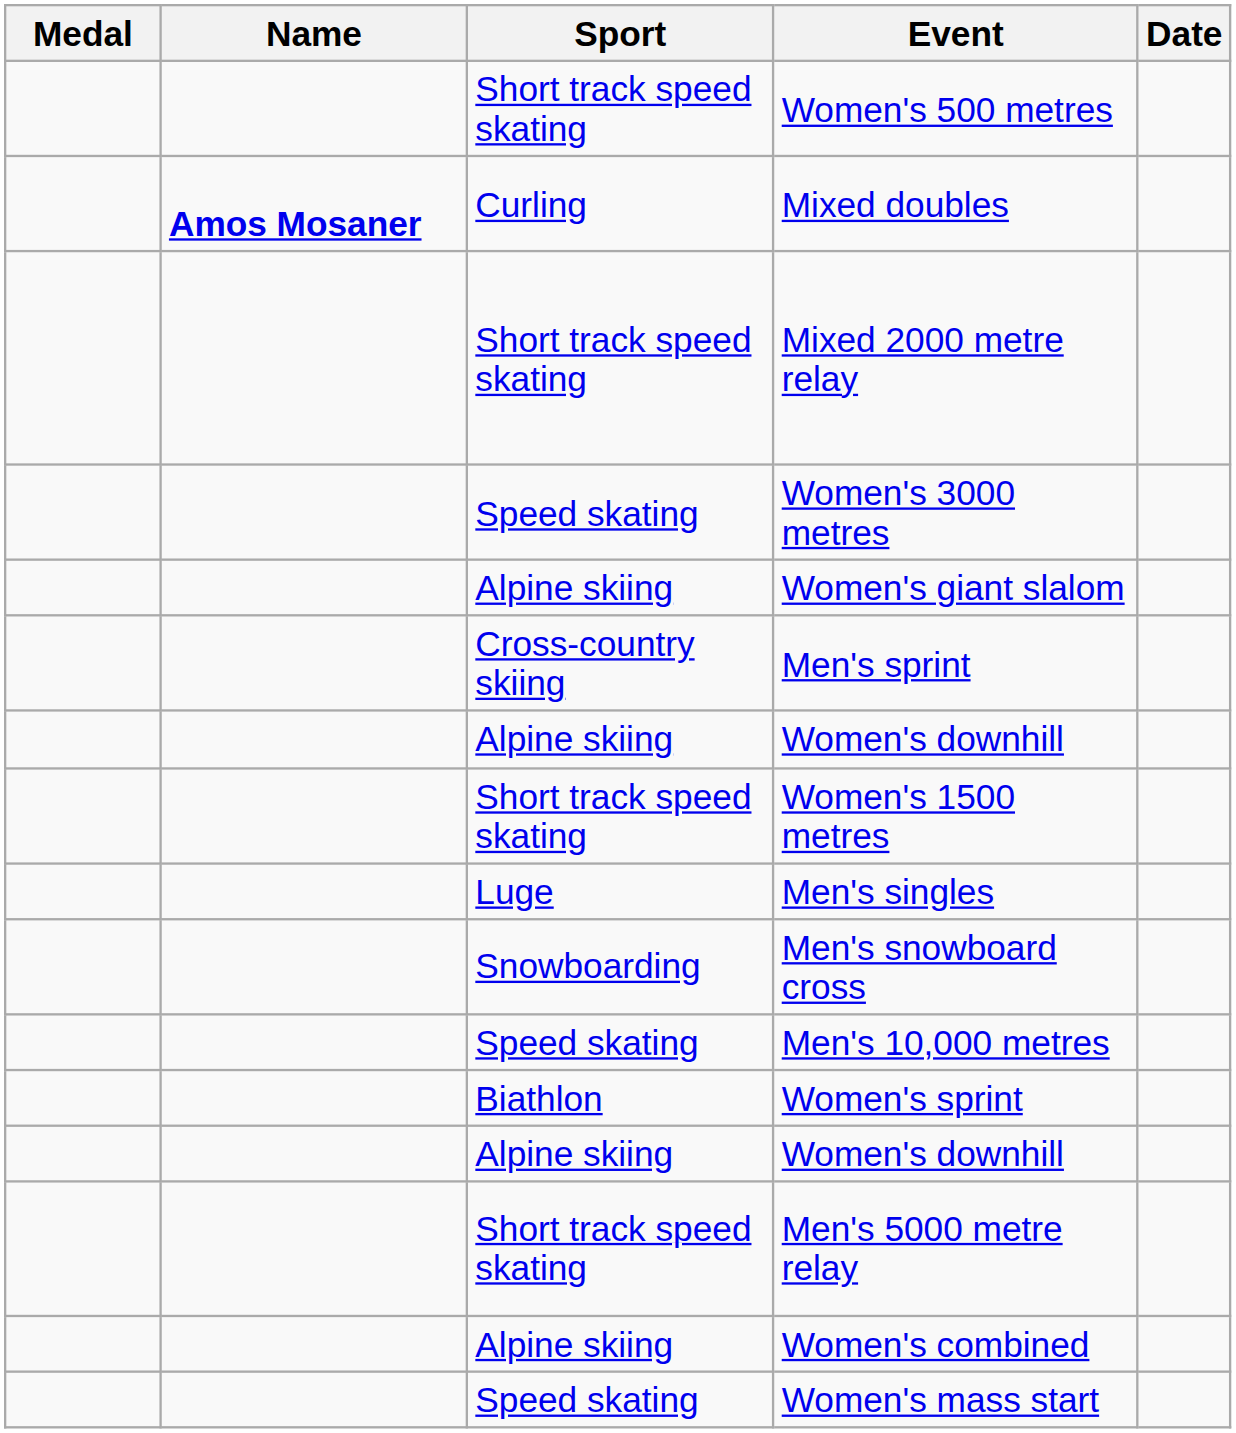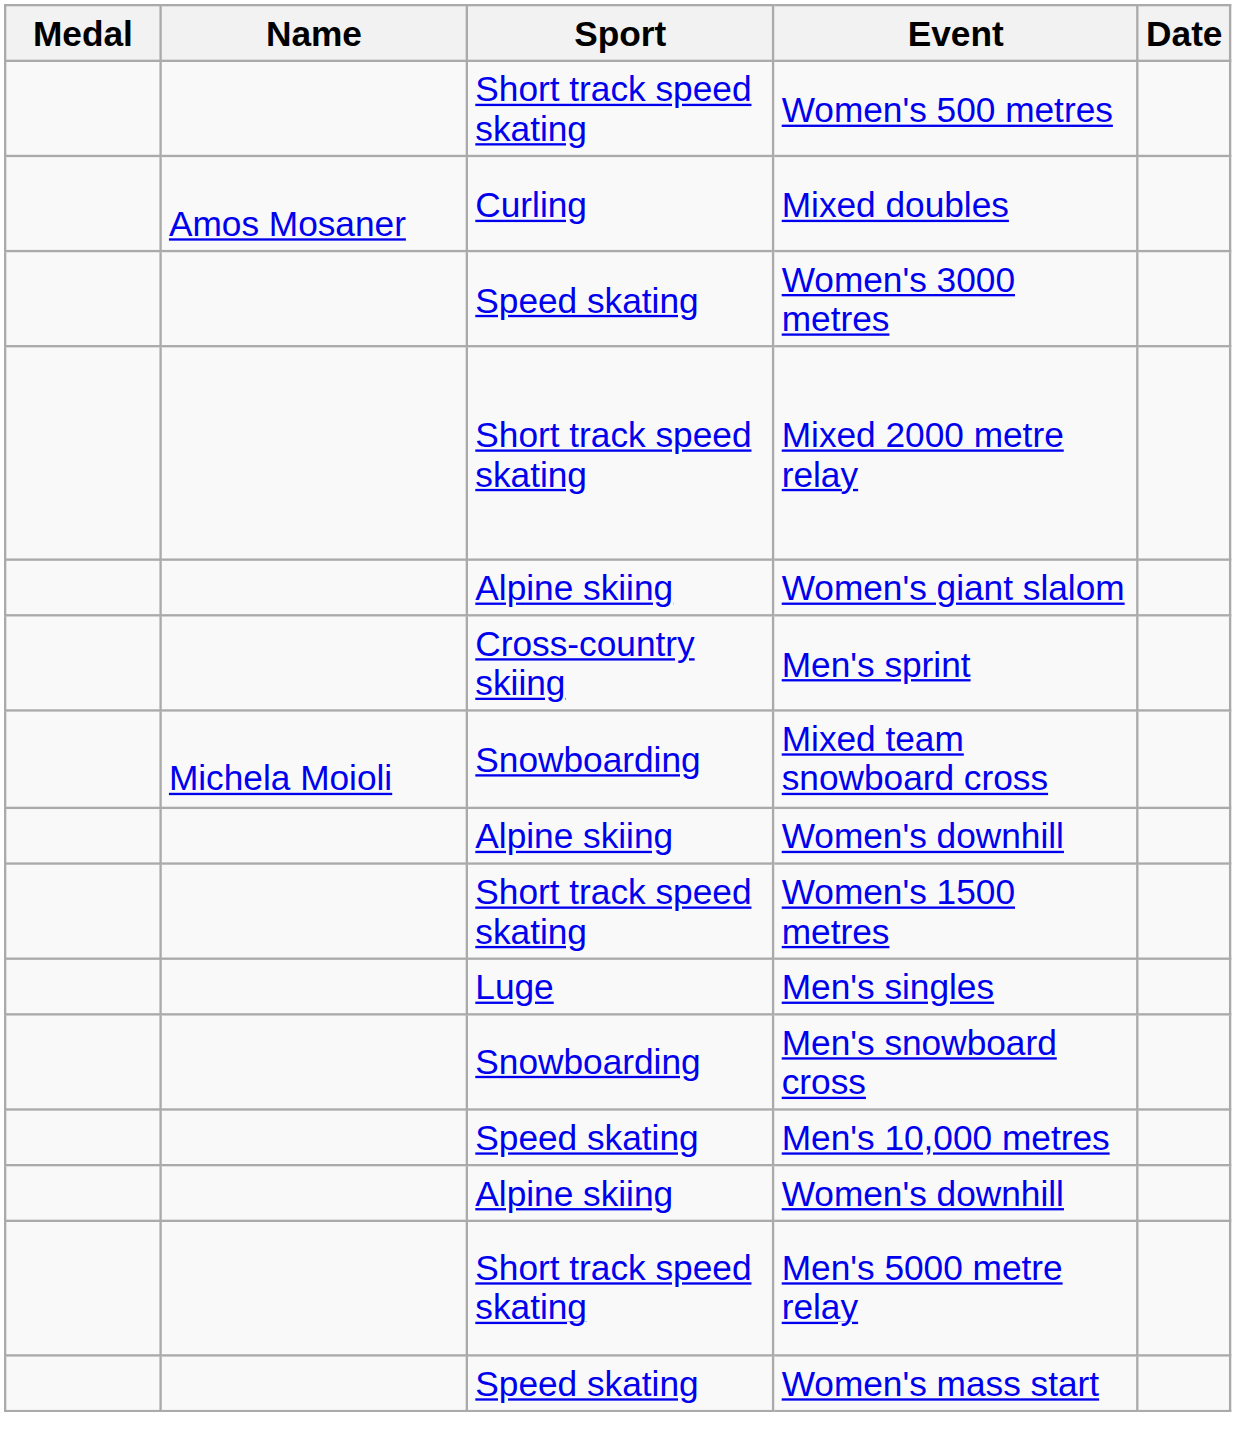(295, 224) bold -> (287, 224) normal
rows swapped: (587, 513) <-> (613, 358)
+ row: (588, 759)
- row: (539, 1098)
- row: (574, 1344)
